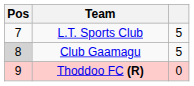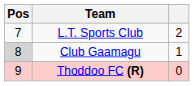(179, 33) 5 -> (179, 33) 2
(179, 52) 5 -> (179, 52) 1
